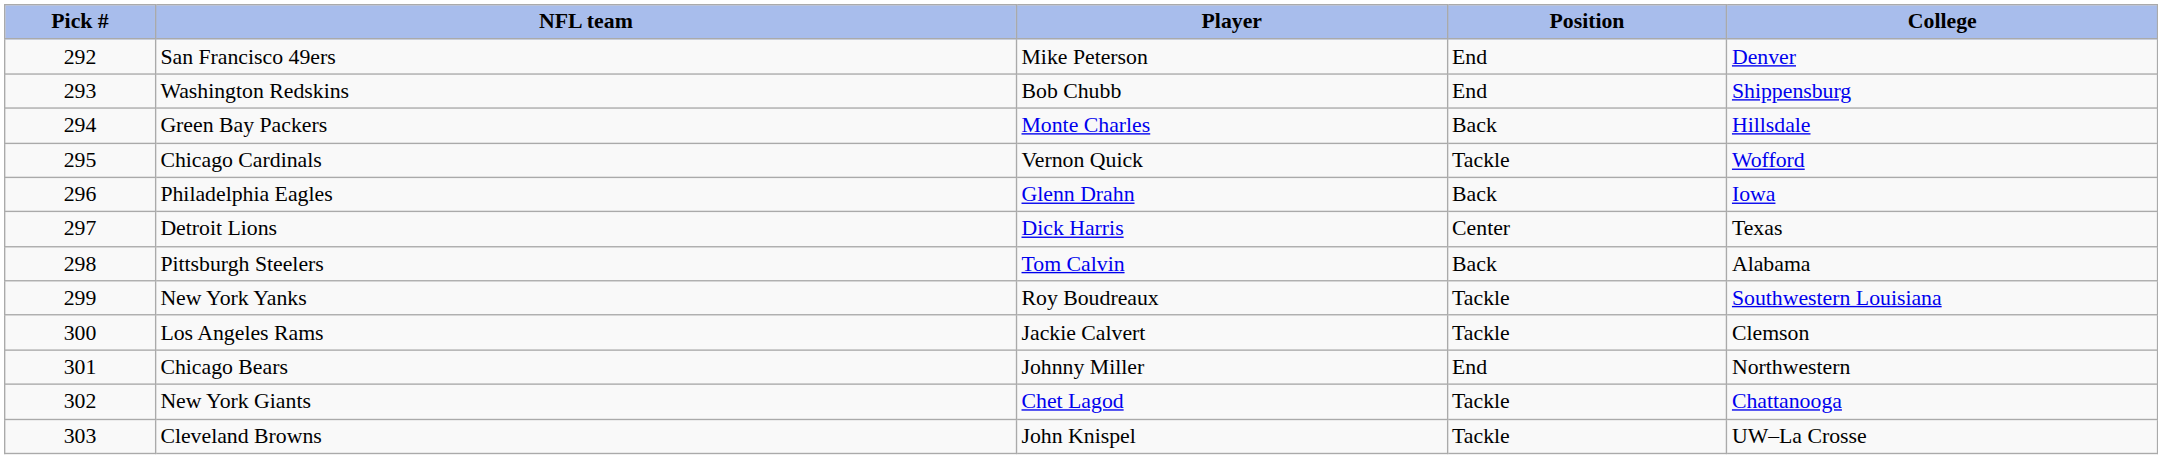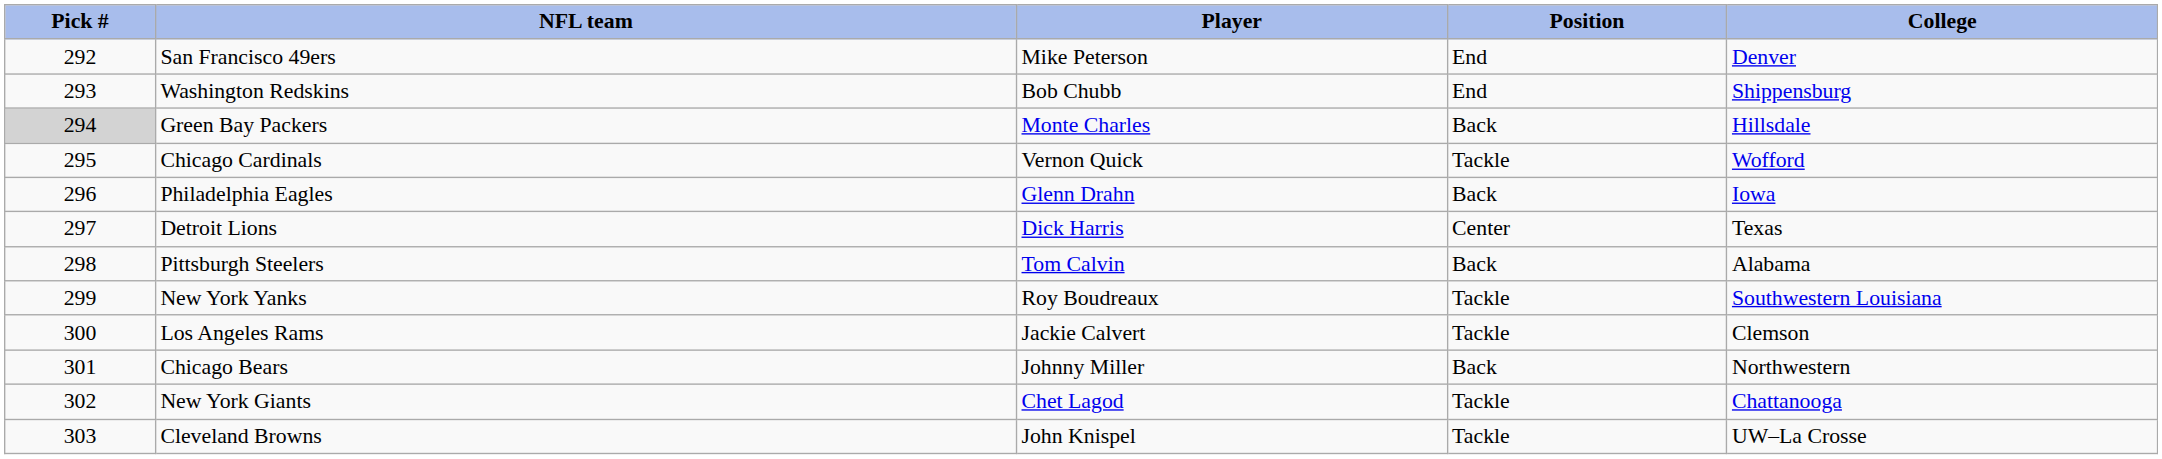(80, 125) no background -> (80, 125) lightgrey background
(1470, 366) End -> (1474, 366) Back
